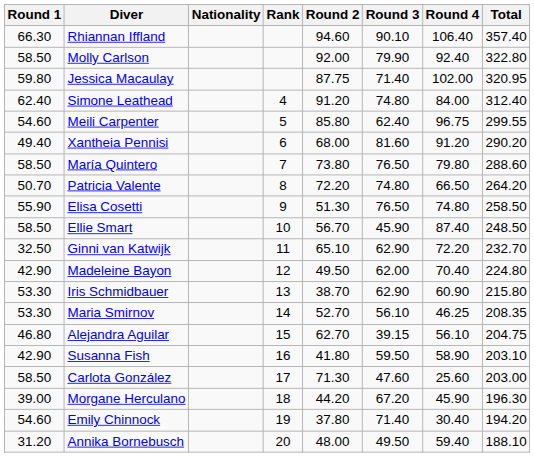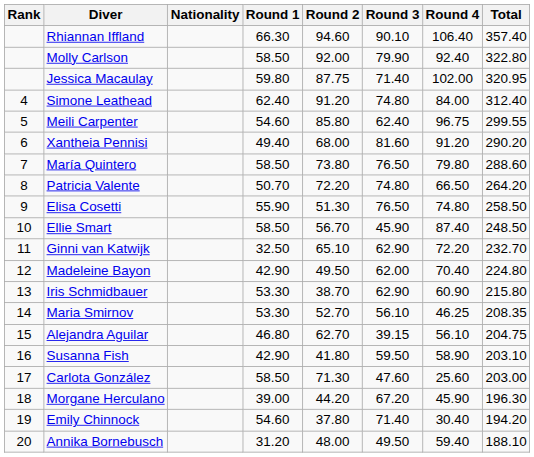columns swapped: (283, 15) <-> (34, 15)
